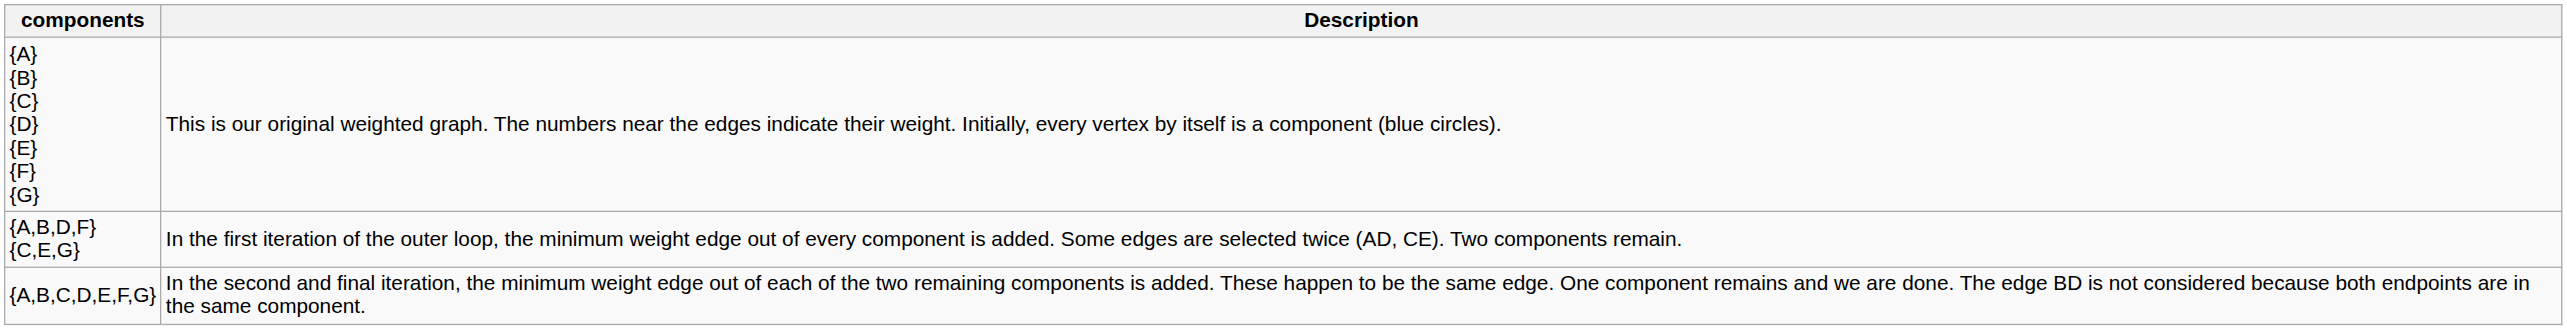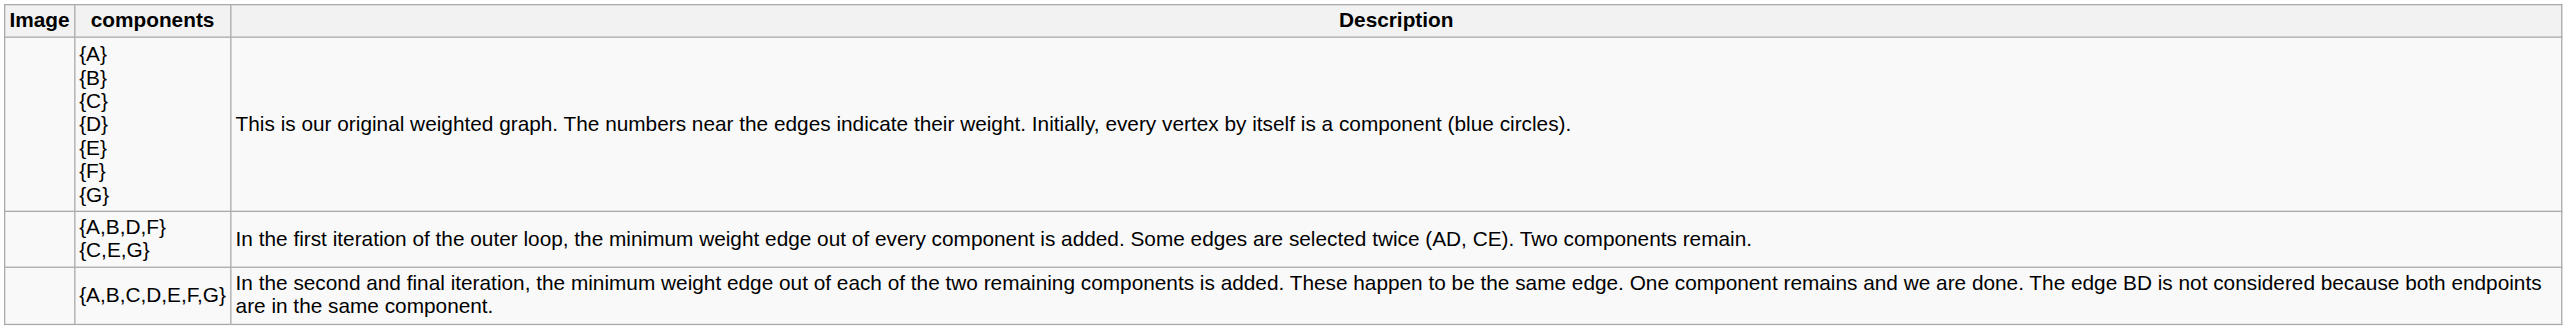+ column: (40, 20)
